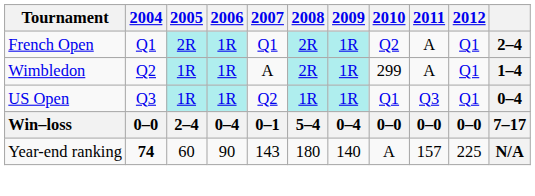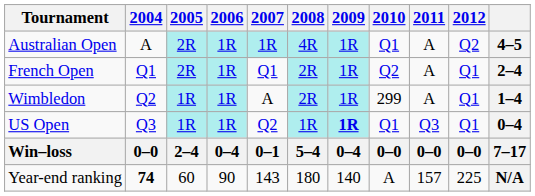+ row: (62, 44)
(349, 97) normal -> (349, 124) bold
